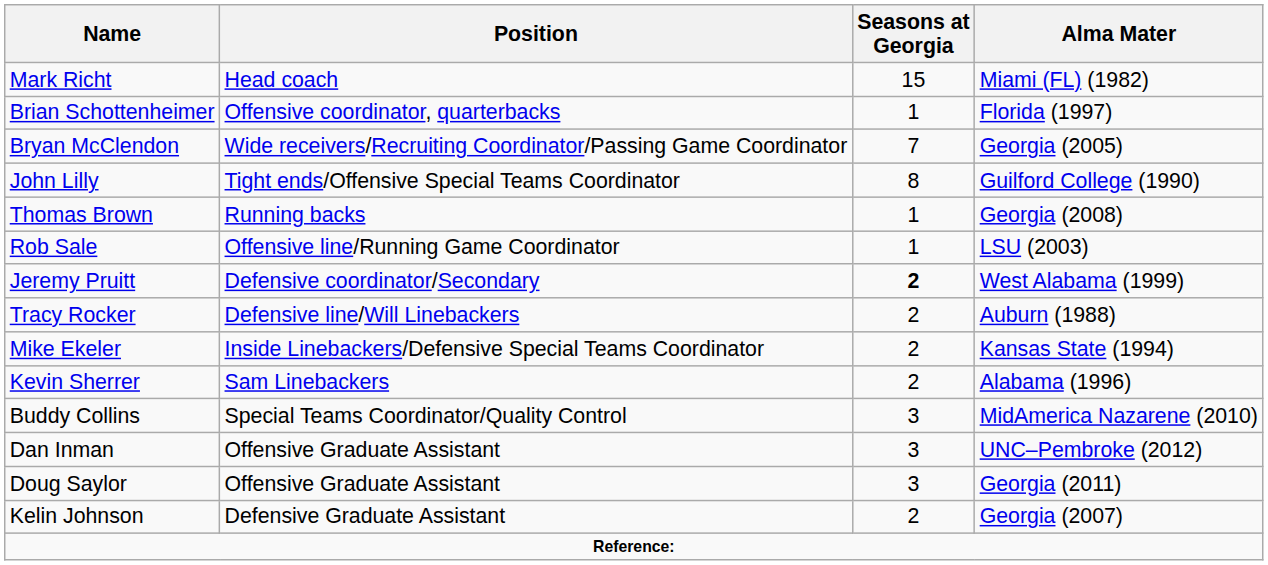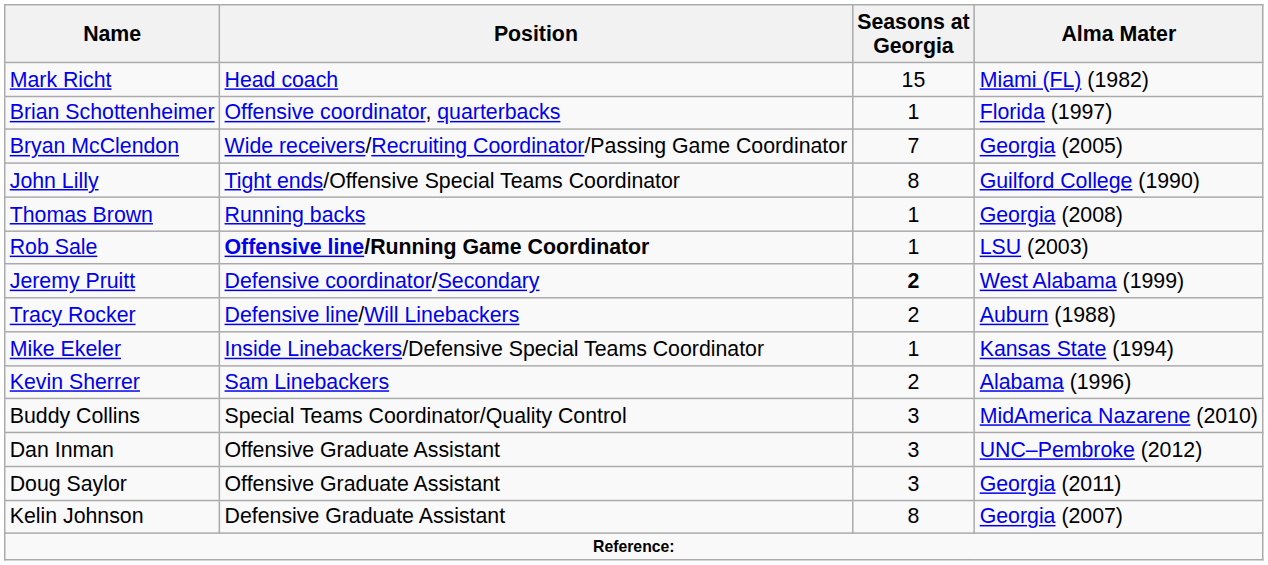(422, 248) normal -> (437, 248) bold
(913, 349) 2 -> (913, 349) 1
(913, 517) 2 -> (913, 517) 8
